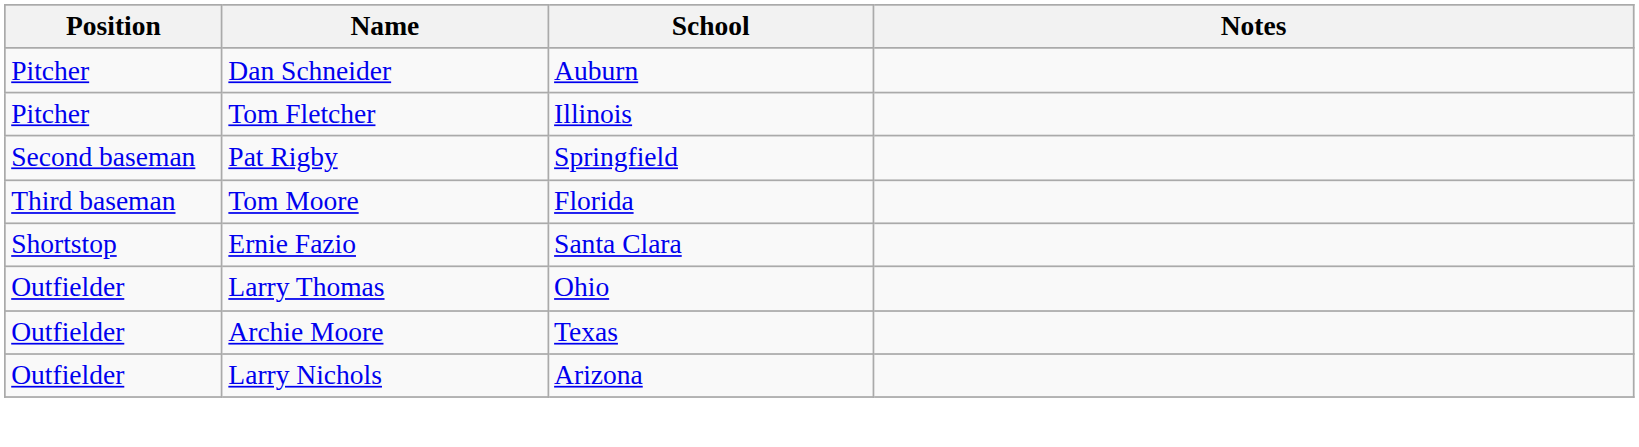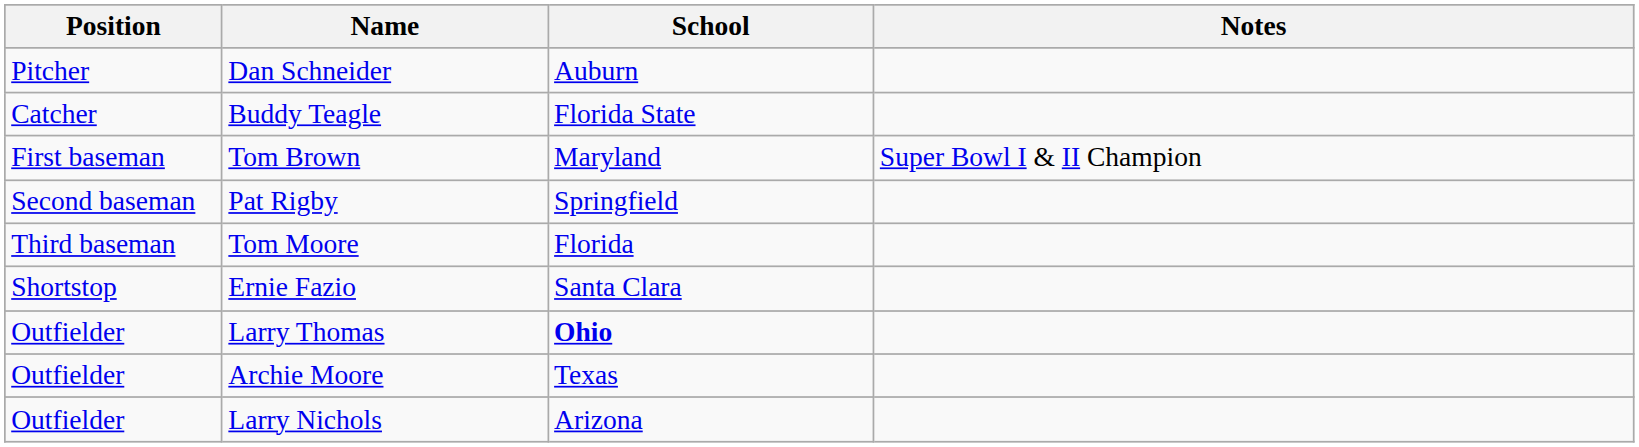- row: (302, 113)
+ row: (305, 113)
+ row: (294, 157)
(582, 288) normal -> (583, 331) bold
